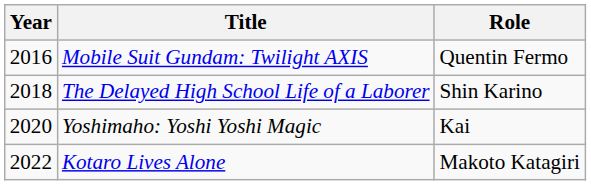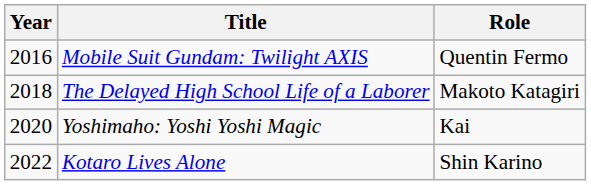(491, 92) Shin Karino -> (510, 92) Makoto Katagiri
(510, 161) Makoto Katagiri -> (491, 161) Shin Karino
